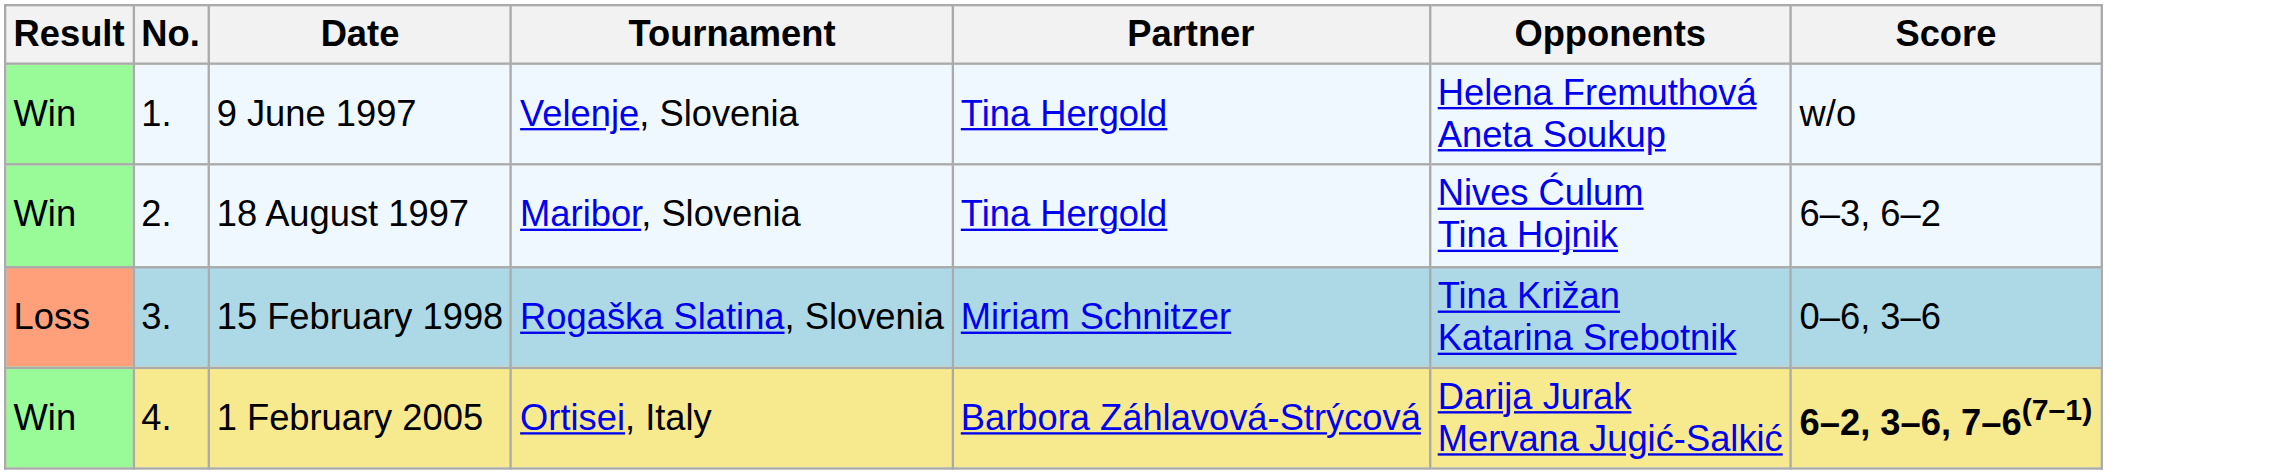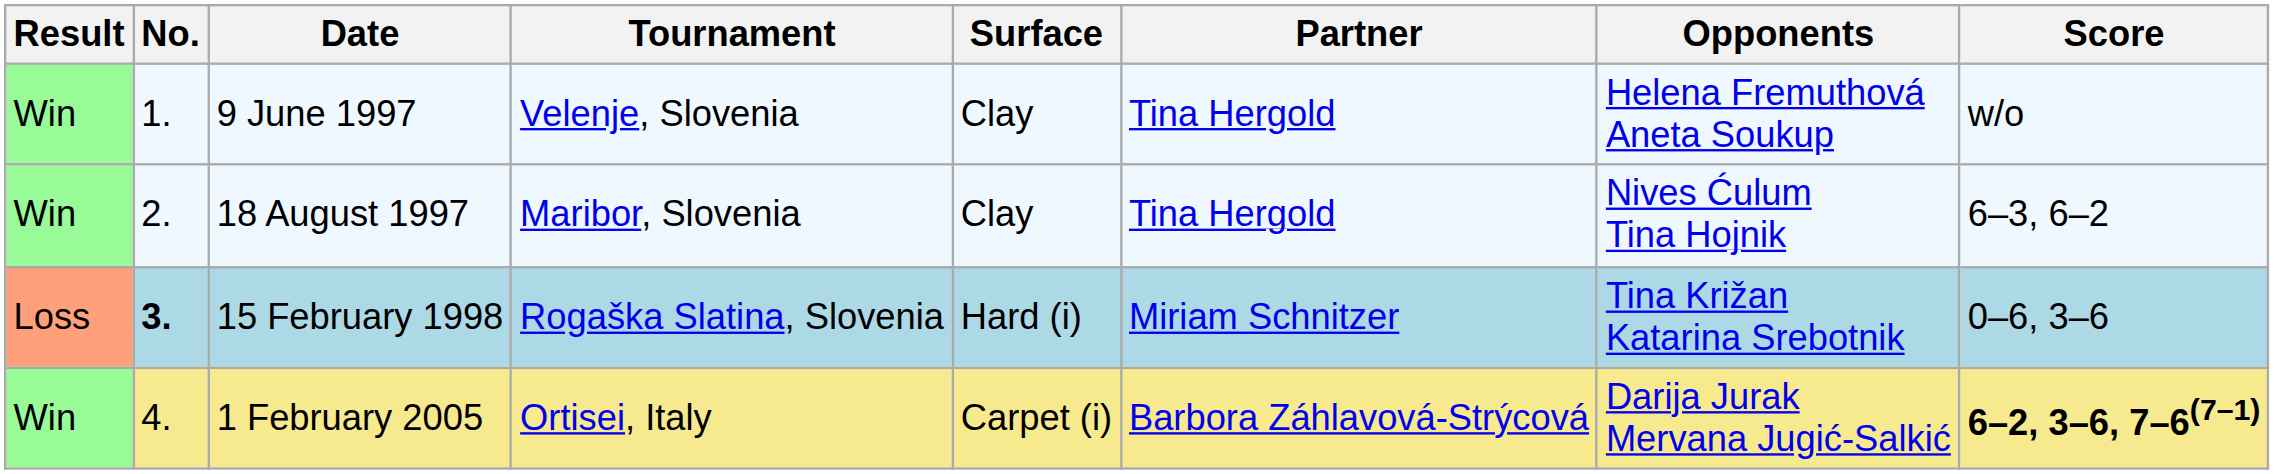+ column: (1036, 33)
(157, 315) normal -> (157, 315) bold
